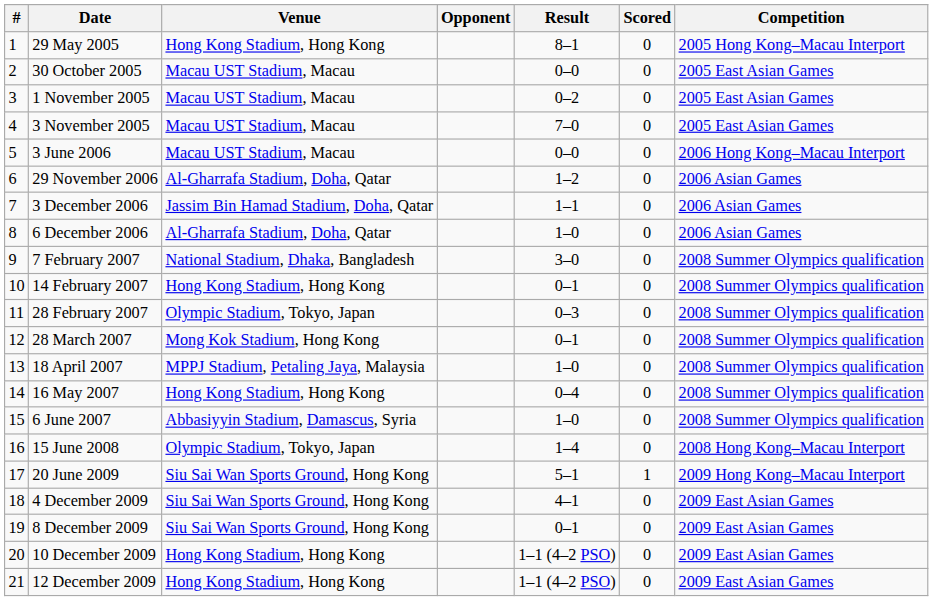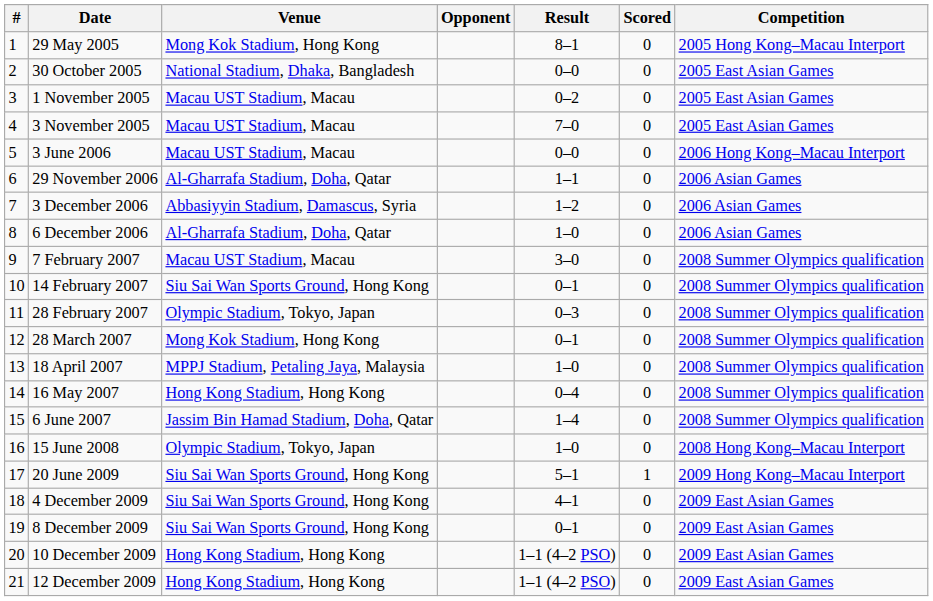(275, 45) Hong Kong Stadium, Hong Kong -> (272, 45) Mong Kok Stadium, Hong Kong
(260, 71) Macau UST Stadium, Macau -> (290, 71) National Stadium, Dhaka, Bangladesh
(567, 179) 1–2 -> (567, 179) 1–1
(299, 206) Jassim Bin Hamad Stadium, Doha, Qatar -> (291, 206) Abbasiyyin Stadium, Damascus, Syria
(567, 206) 1–1 -> (567, 206) 1–2
(290, 259) National Stadium, Dhaka, Bangladesh -> (260, 259) Macau UST Stadium, Macau
(275, 286) Hong Kong Stadium, Hong Kong -> (297, 286) Siu Sai Wan Sports Ground, Hong Kong
(291, 420) Abbasiyyin Stadium, Damascus, Syria -> (299, 420) Jassim Bin Hamad Stadium, Doha, Qatar
(567, 420) 1–0 -> (567, 420) 1–4
(567, 447) 1–4 -> (567, 447) 1–0
